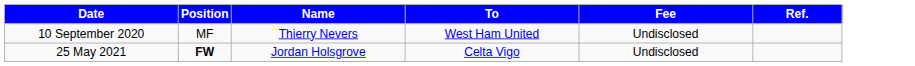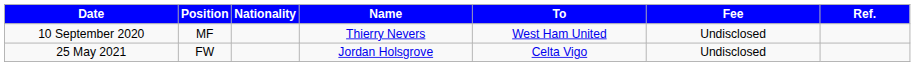+ column: (265, 14)
(205, 53) bold -> (205, 53) normal
